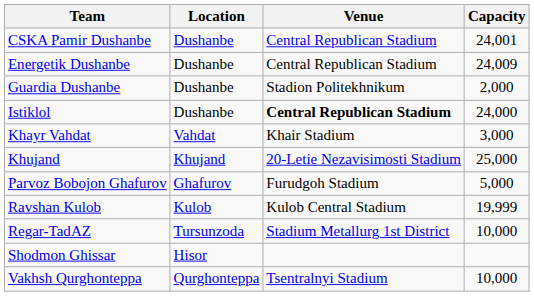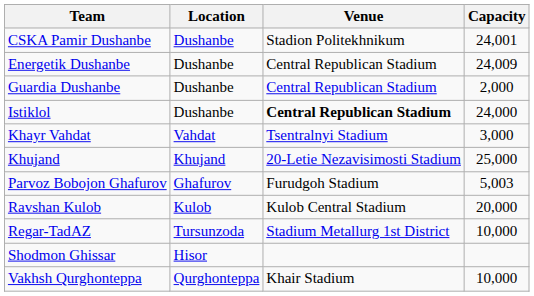(352, 40) Central Republican Stadium -> (335, 40) Stadion Politekhnikum
(335, 87) Stadion Politekhnikum -> (352, 87) Central Republican Stadium
(310, 135) Khair Stadium -> (327, 135) Tsentralnyi Stadium
(497, 183) 5,000 -> (497, 183) 5,003
(497, 207) 19,999 -> (497, 207) 20,000
(327, 278) Tsentralnyi Stadium -> (310, 278) Khair Stadium
